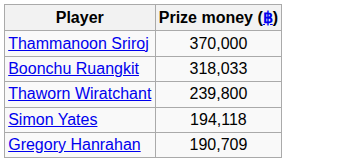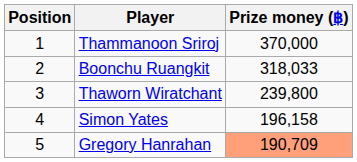+ column: (40, 17)
(218, 119) 194,118 -> (289, 119) 196,158
(218, 145) no background -> (289, 145) lightsalmon background
